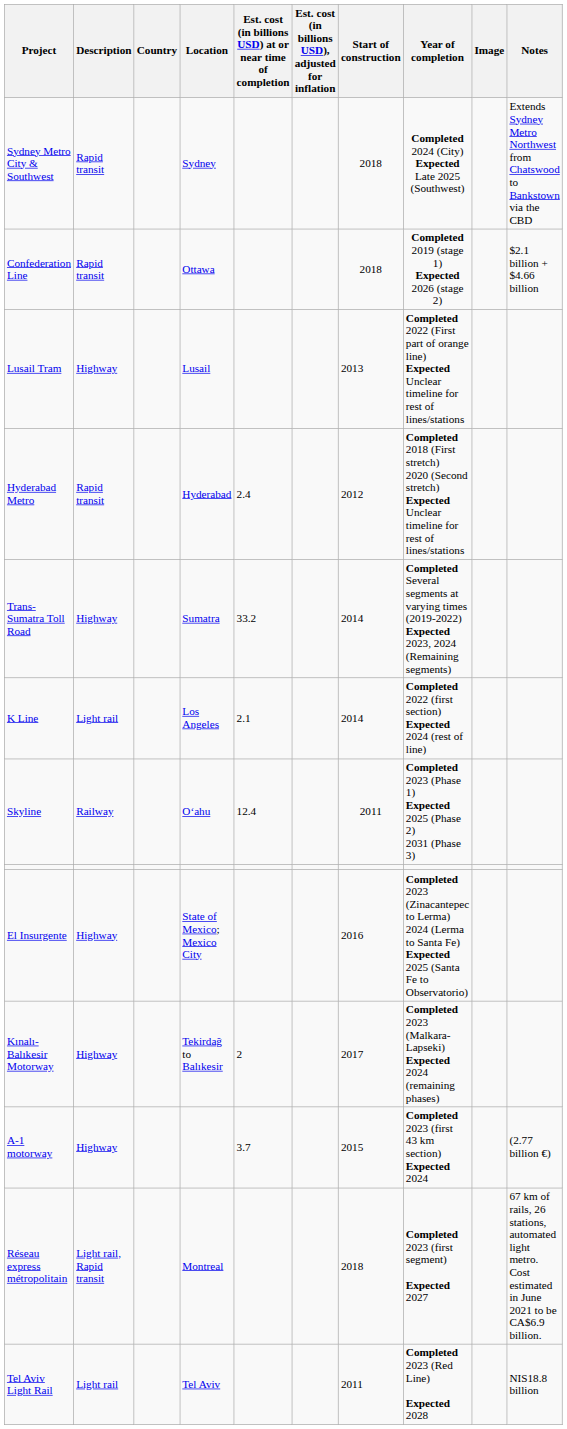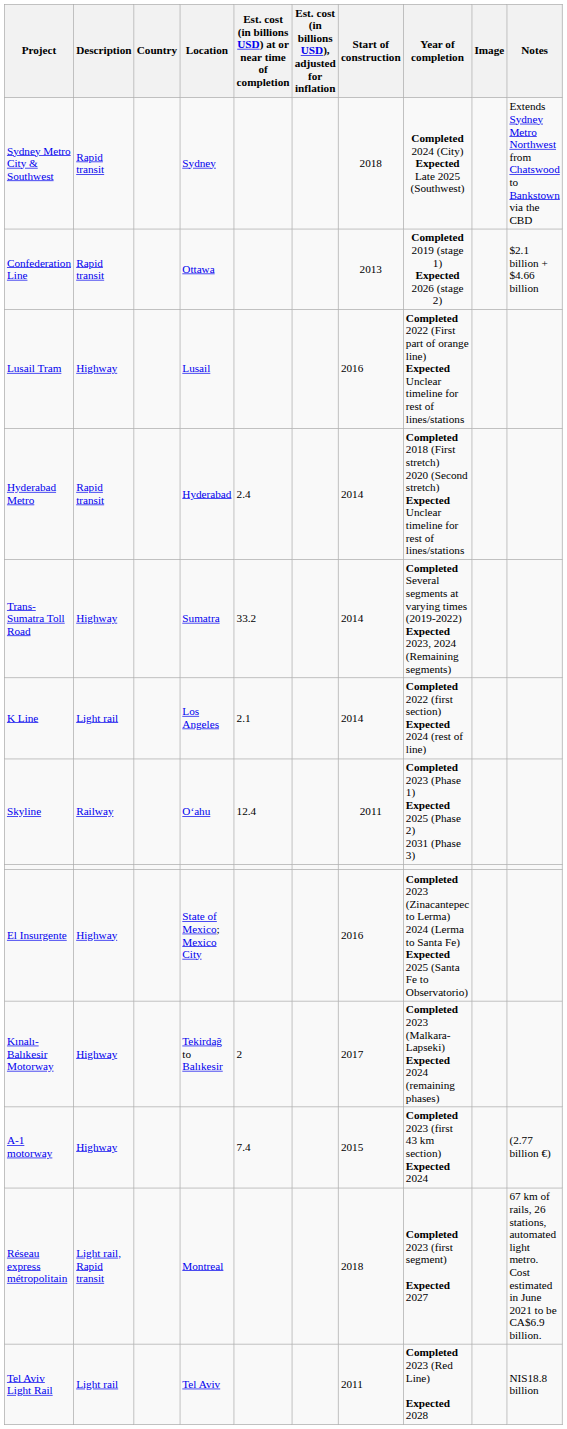(371, 269) 2018 -> (371, 269) 2013
(352, 369) 2013 -> (352, 369) 2016
(352, 493) 2012 -> (352, 493) 2014
(244, 1147) 3.7 -> (244, 1147) 7.4
